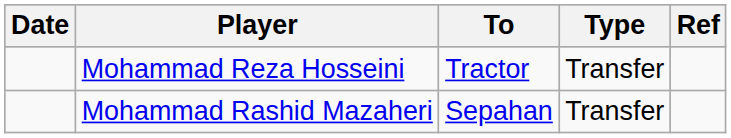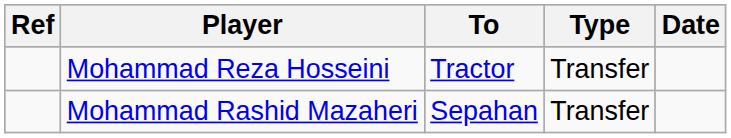columns swapped: (40, 25) <-> (698, 25)
